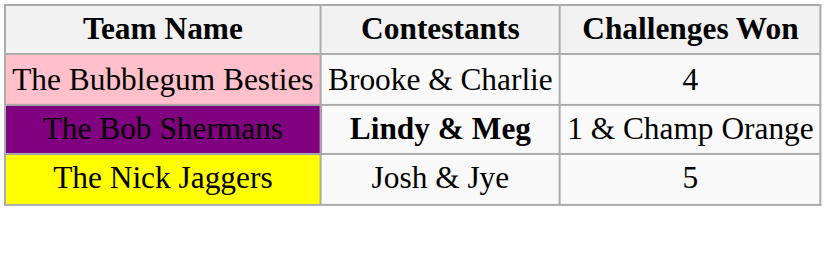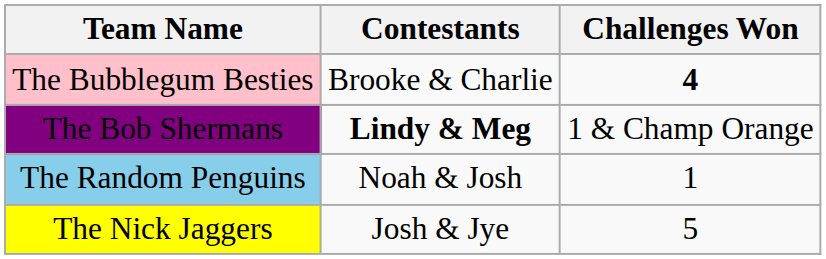(690, 79) normal -> (690, 79) bold
+ row: (163, 178)
